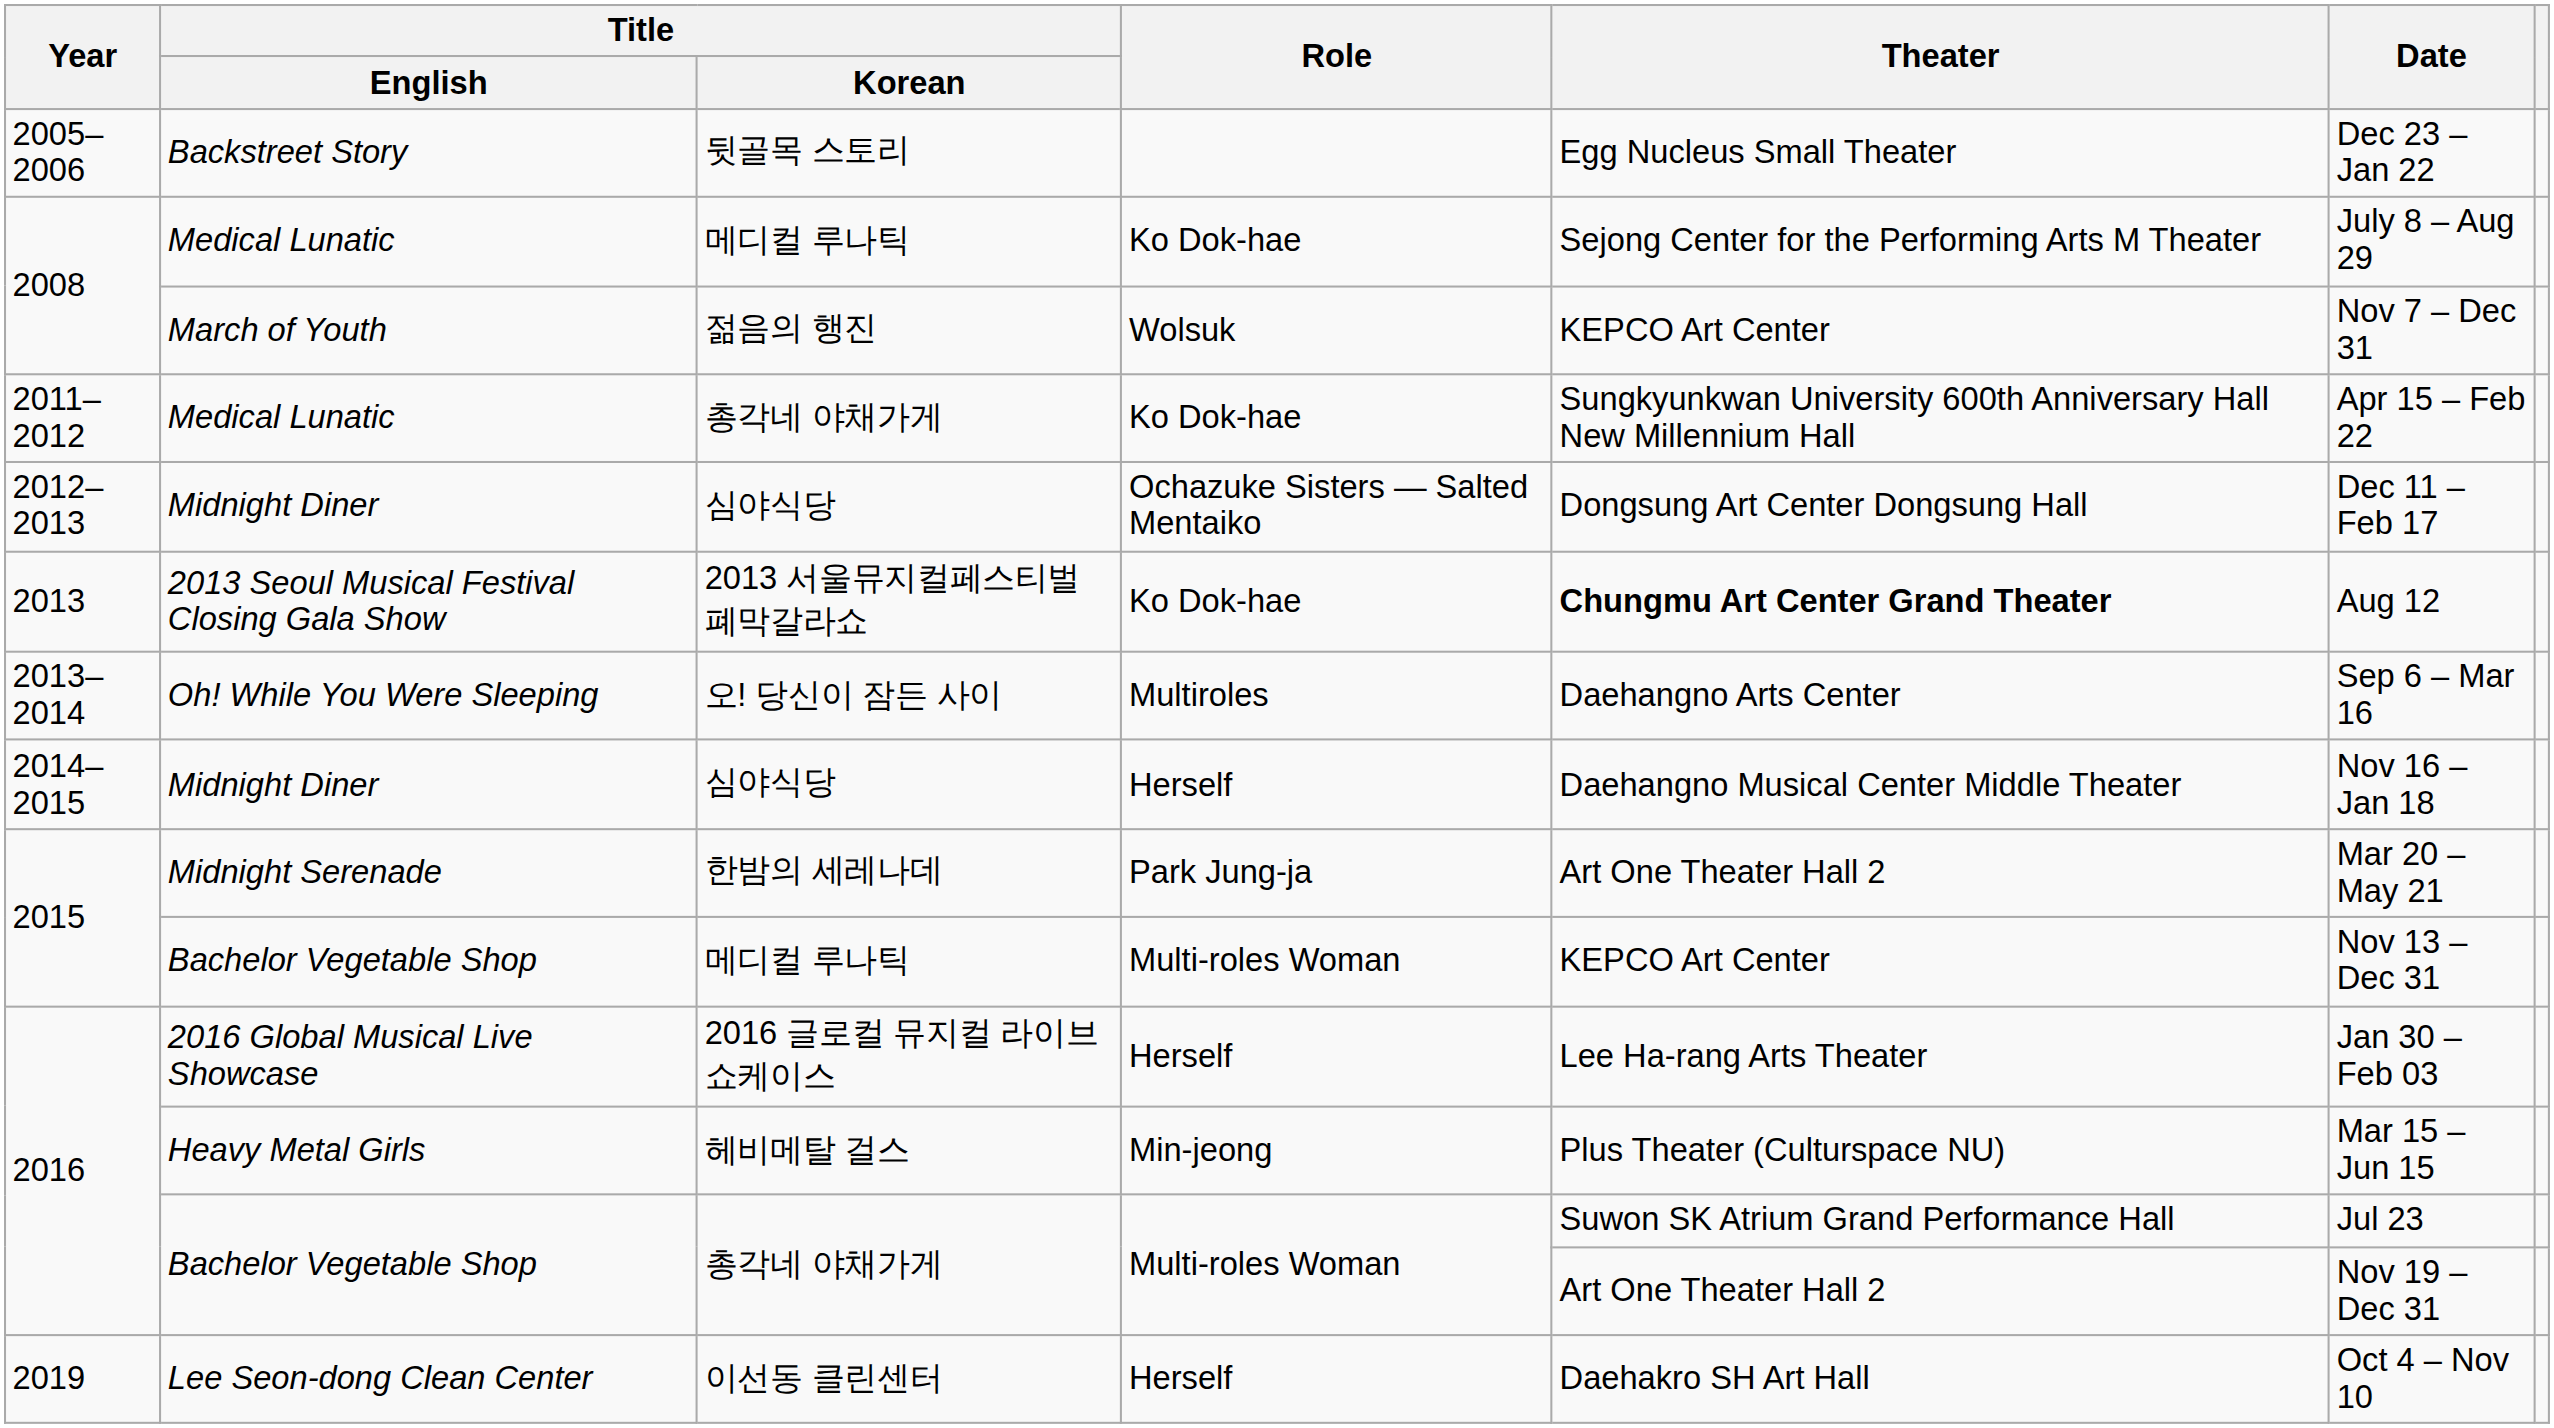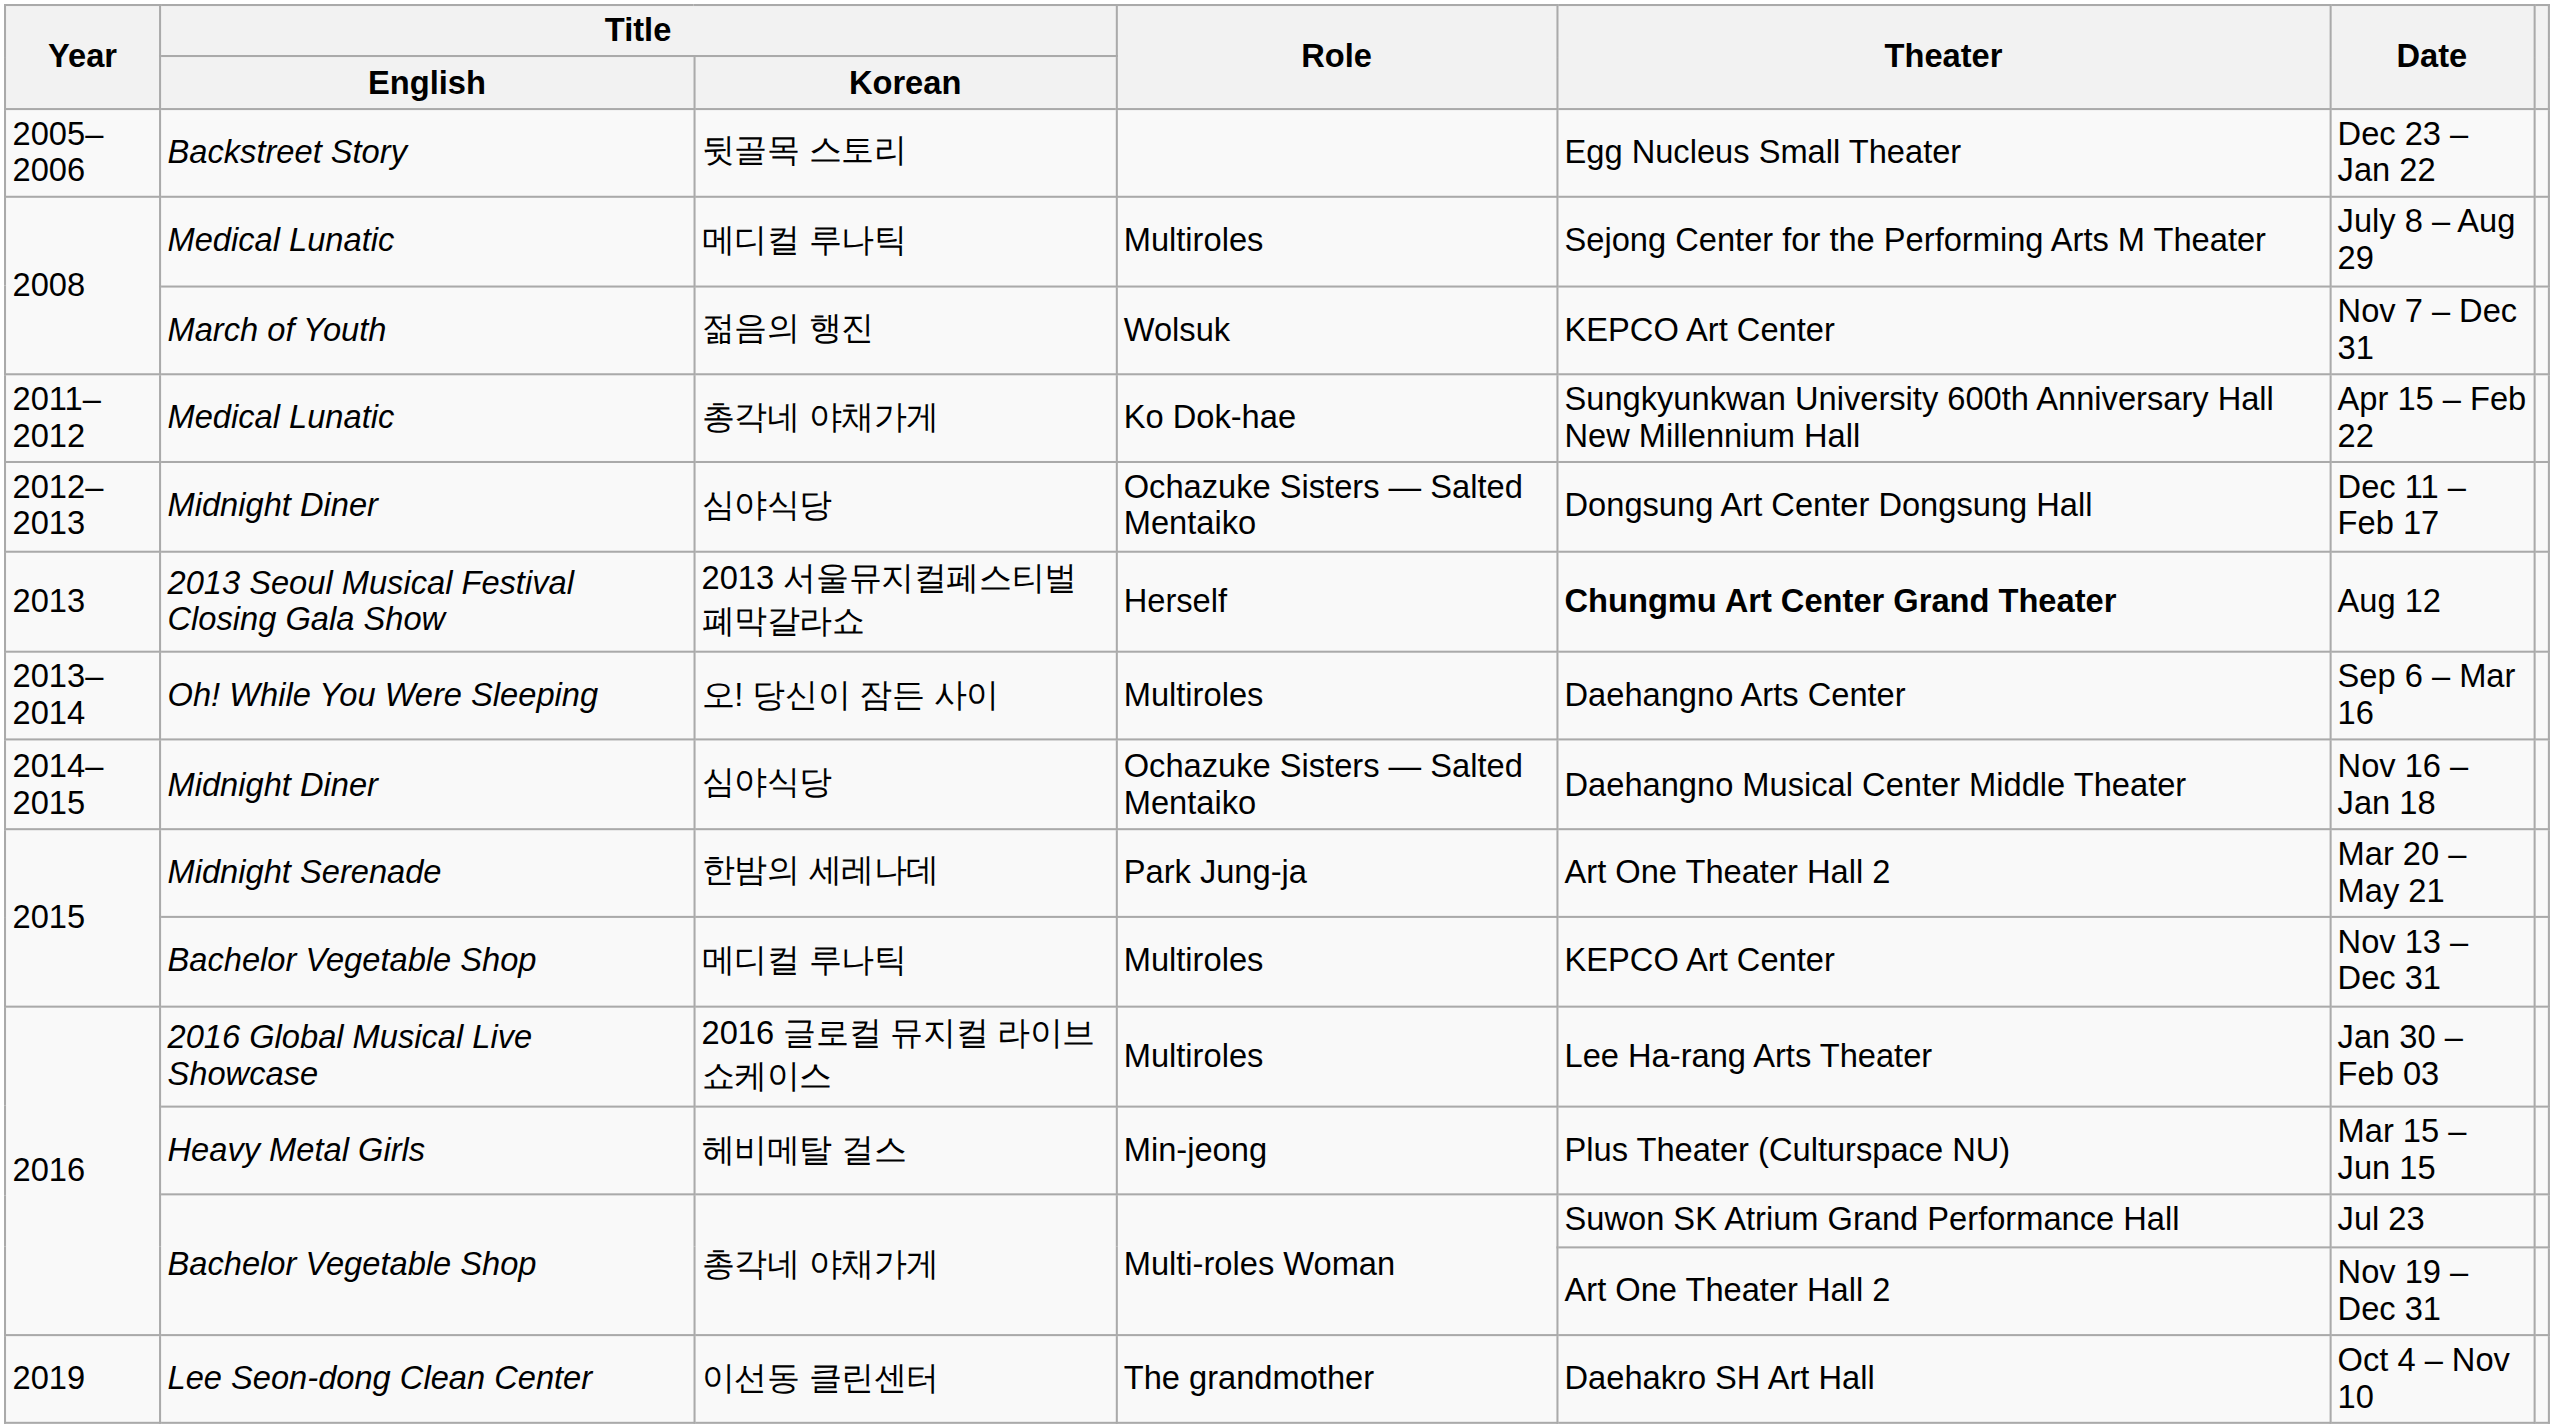(1215, 240) Ko Dok-hae -> (1194, 240) Multiroles
(1215, 600) Ko Dok-hae -> (1175, 600) Herself
(1181, 783) Herself -> (1323, 783) Ochazuke Sisters — Salted Mentaiko
(1265, 960) Multi-roles Woman -> (1194, 960) Multiroles
(1181, 1055) Herself -> (1194, 1055) Multiroles
(1181, 1378) Herself -> (1249, 1378) The grandmother
